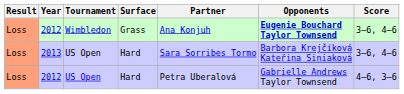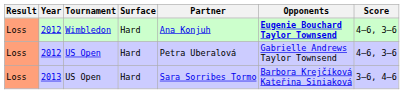(133, 30) Grass -> (130, 30) Hard
(376, 30) 3–6, 4–6 -> (376, 30) 4–6, 3–6
rows swapped: (51, 77) <-> (51, 53)
